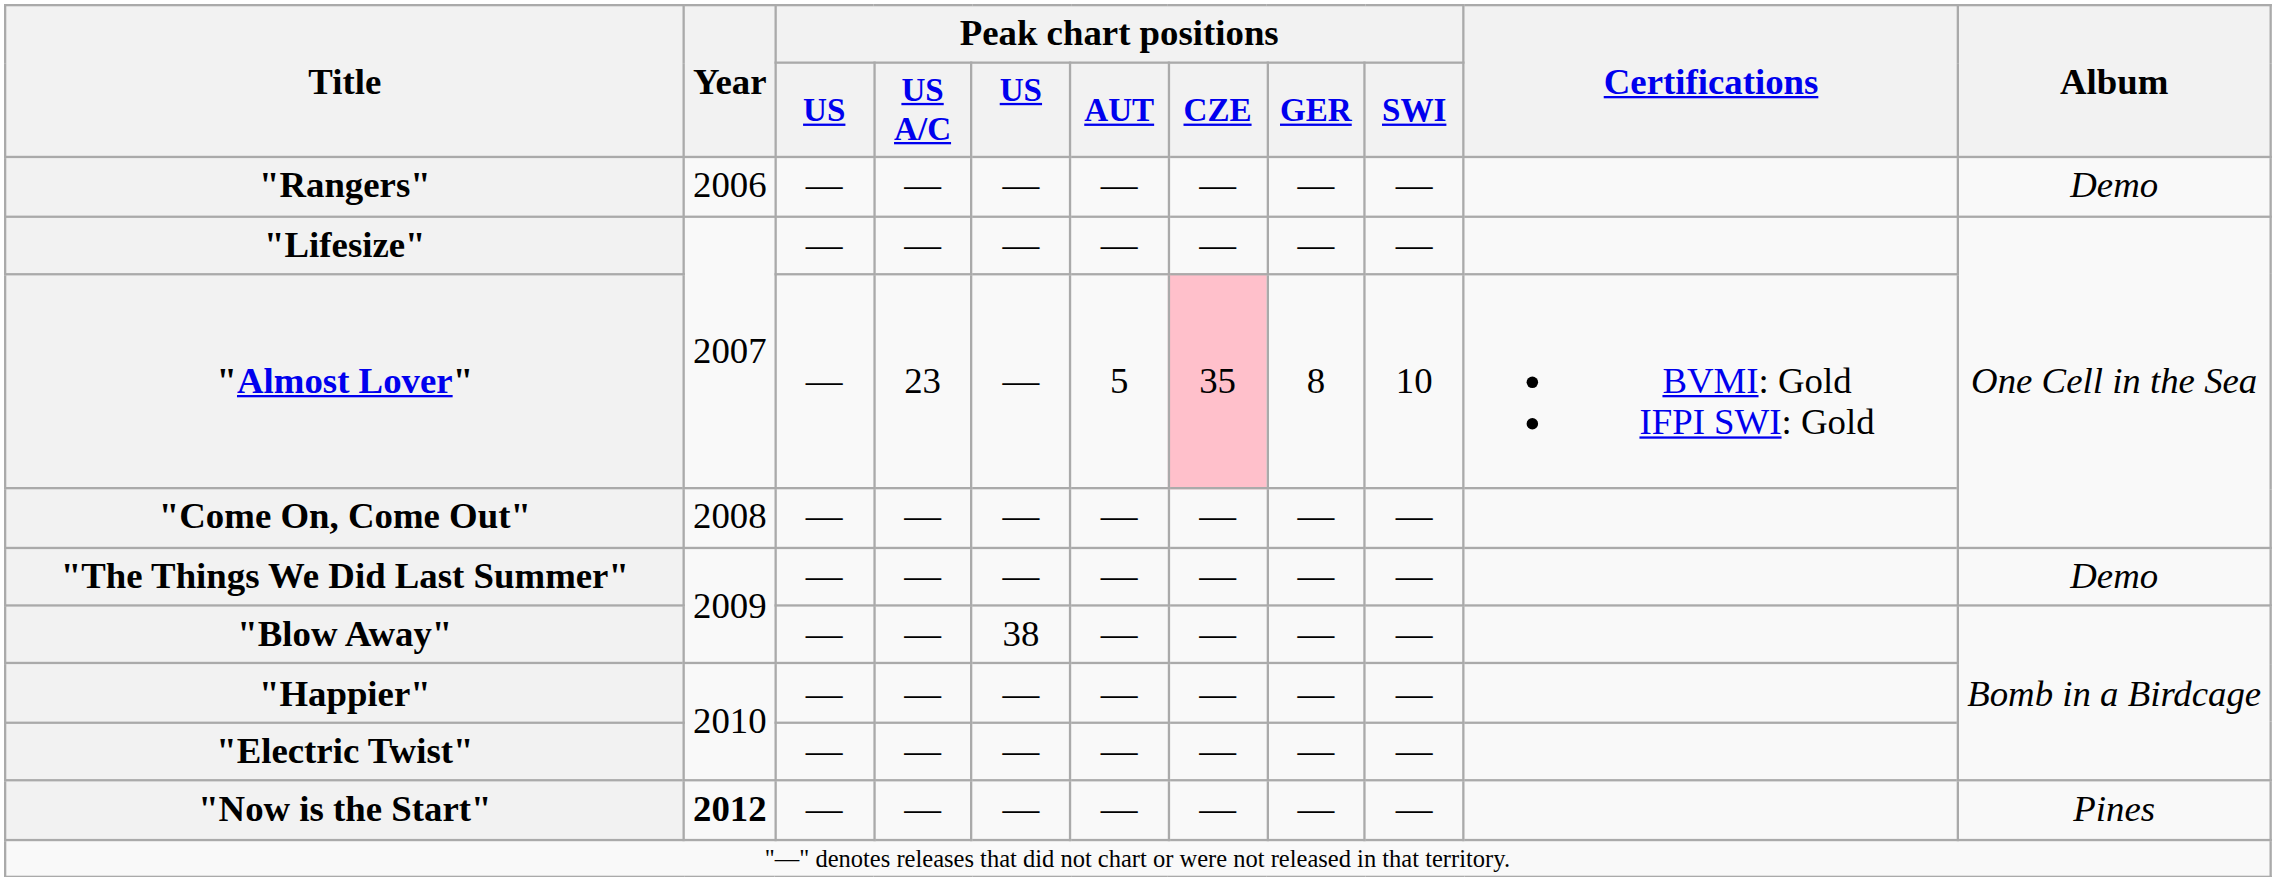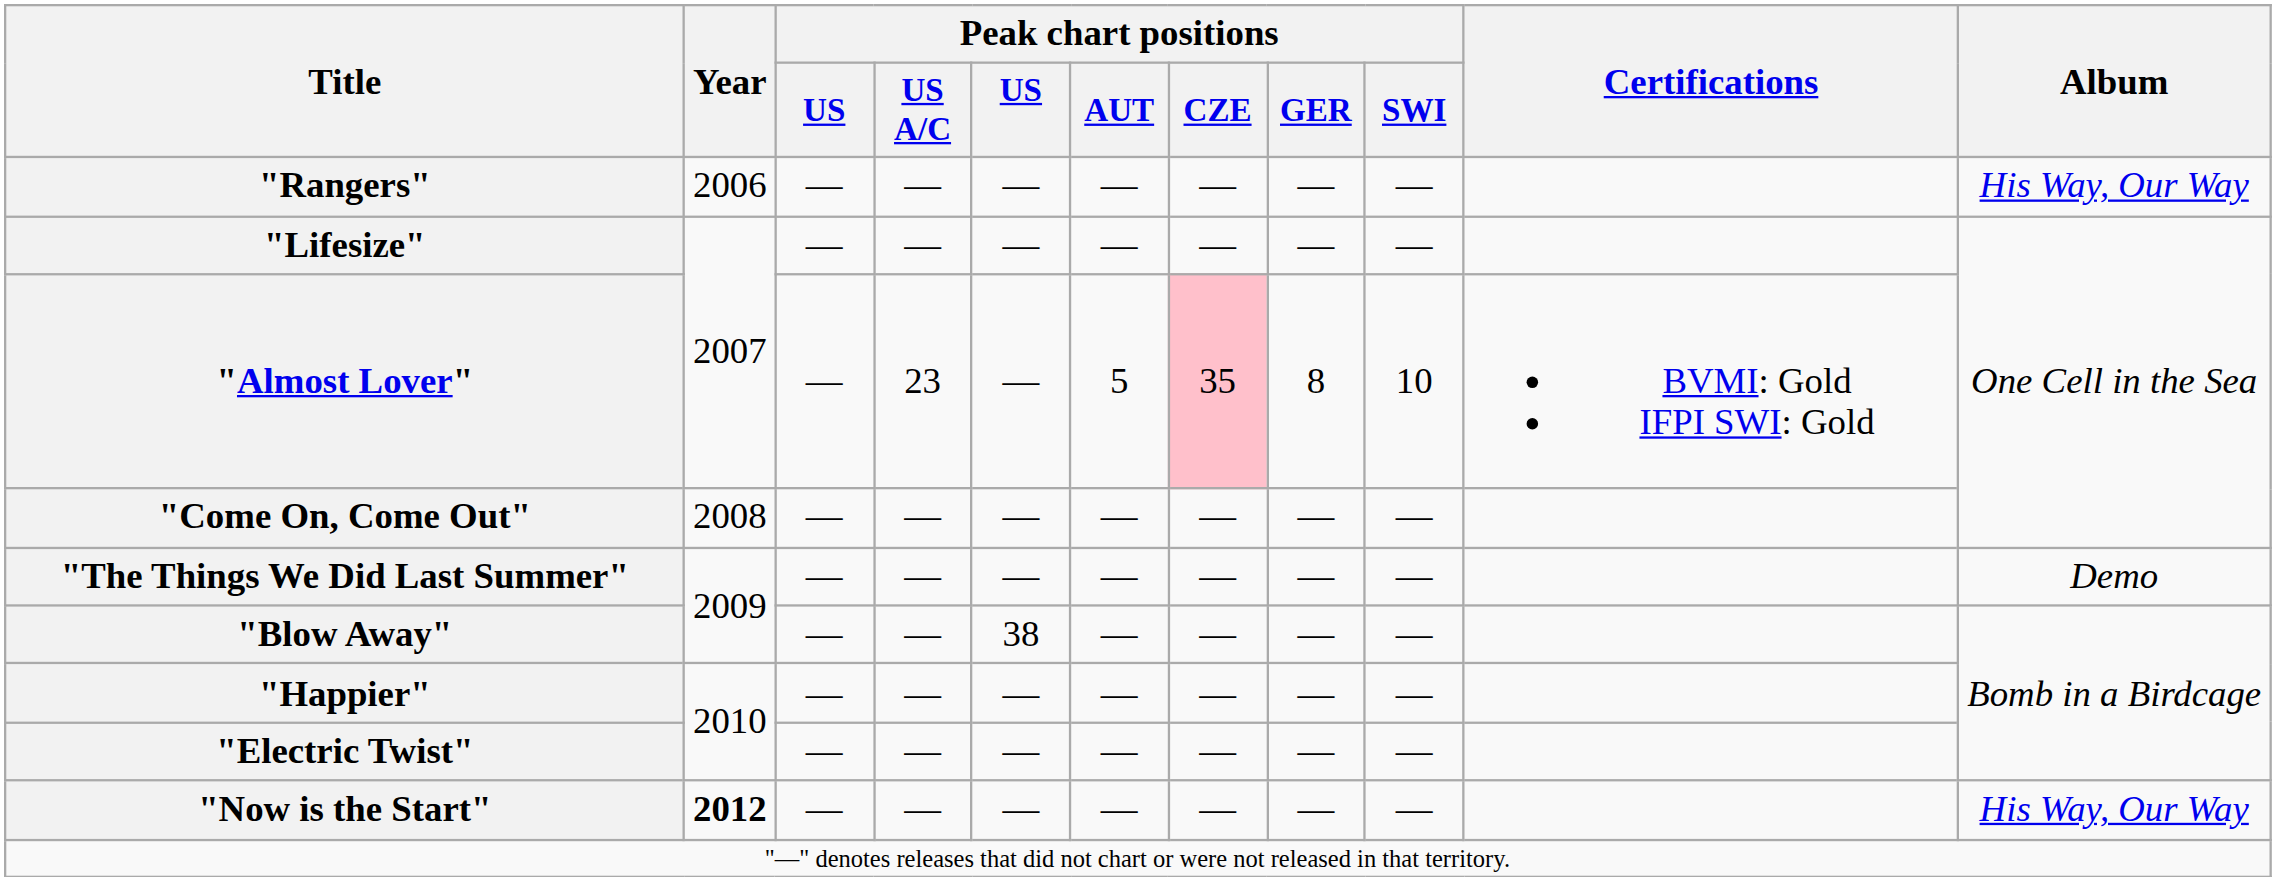(2114, 185) Demo -> (2114, 185) His Way, Our Way
(2114, 809) Pines -> (2114, 809) His Way, Our Way
